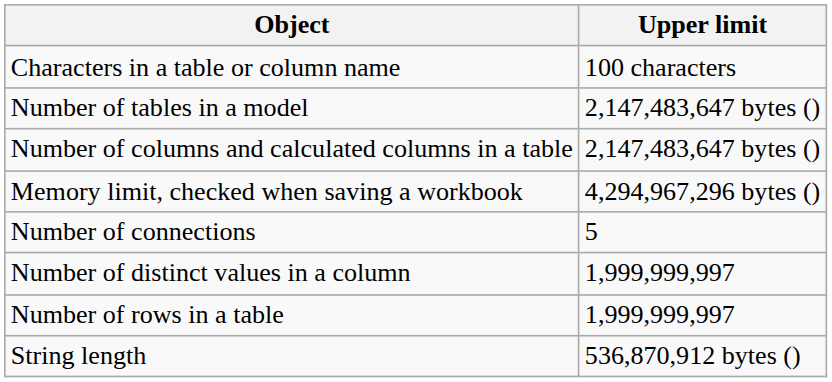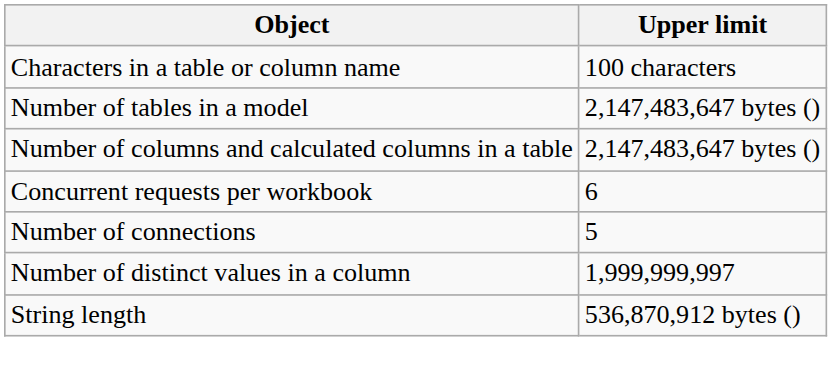- row: (267, 190)
+ row: (192, 190)
- row: (147, 314)
